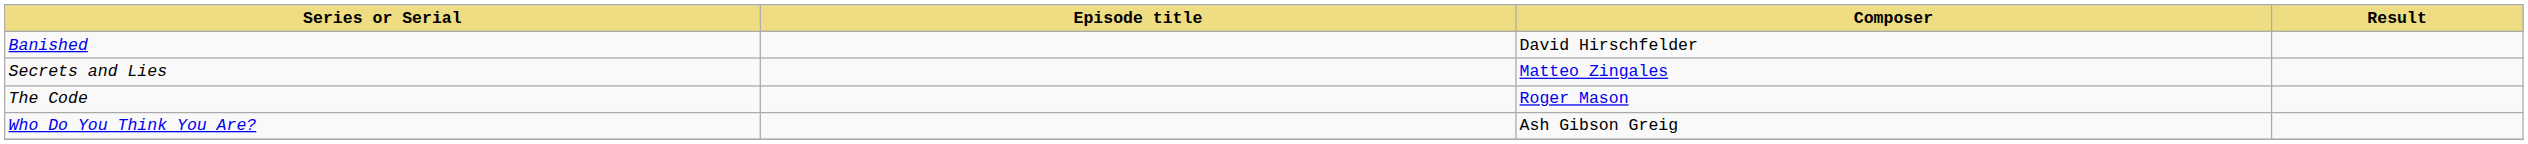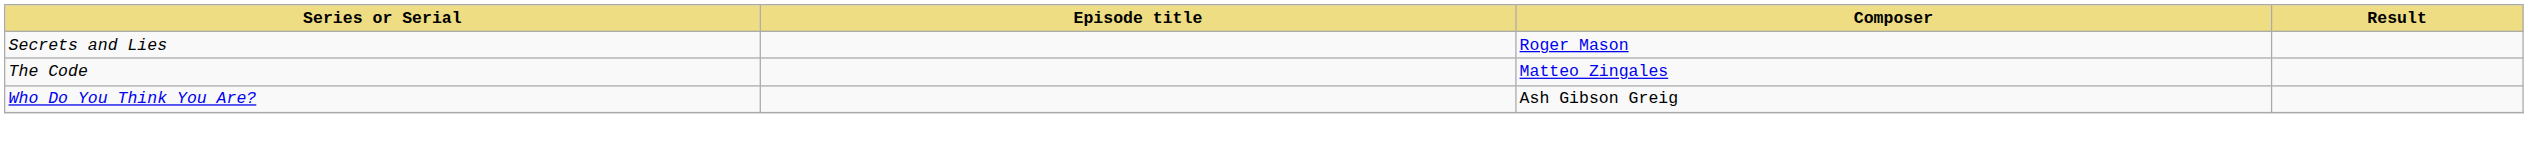- row: (48, 45)
(1594, 72) Matteo Zingales -> (1574, 45) Roger Mason
(1574, 99) Roger Mason -> (1594, 72) Matteo Zingales
